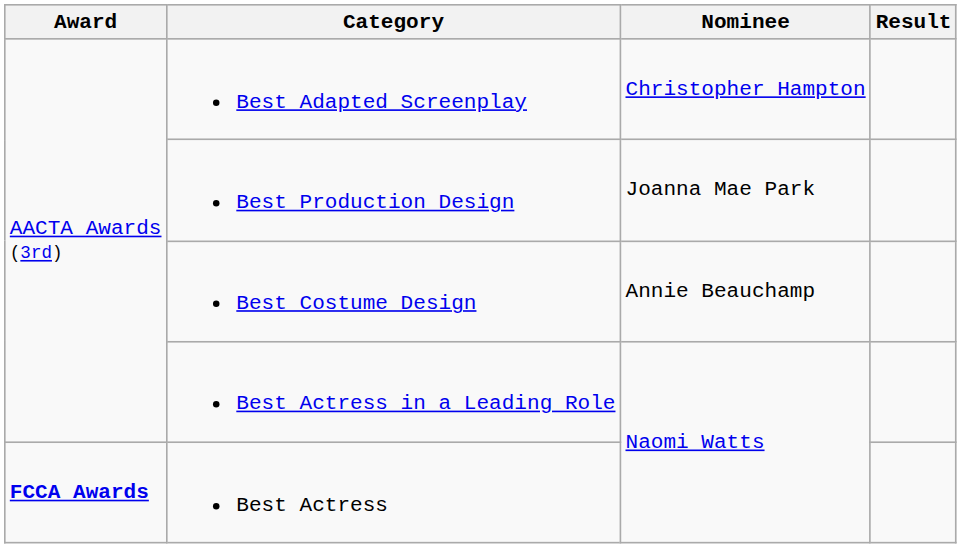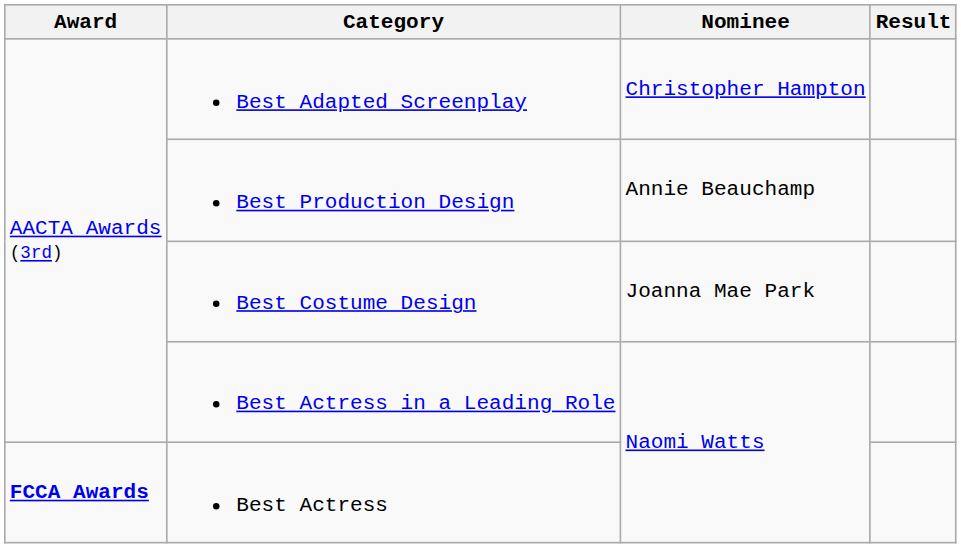(720, 190) Joanna Mae Park -> (720, 190) Annie Beauchamp
(720, 291) Annie Beauchamp -> (720, 291) Joanna Mae Park
